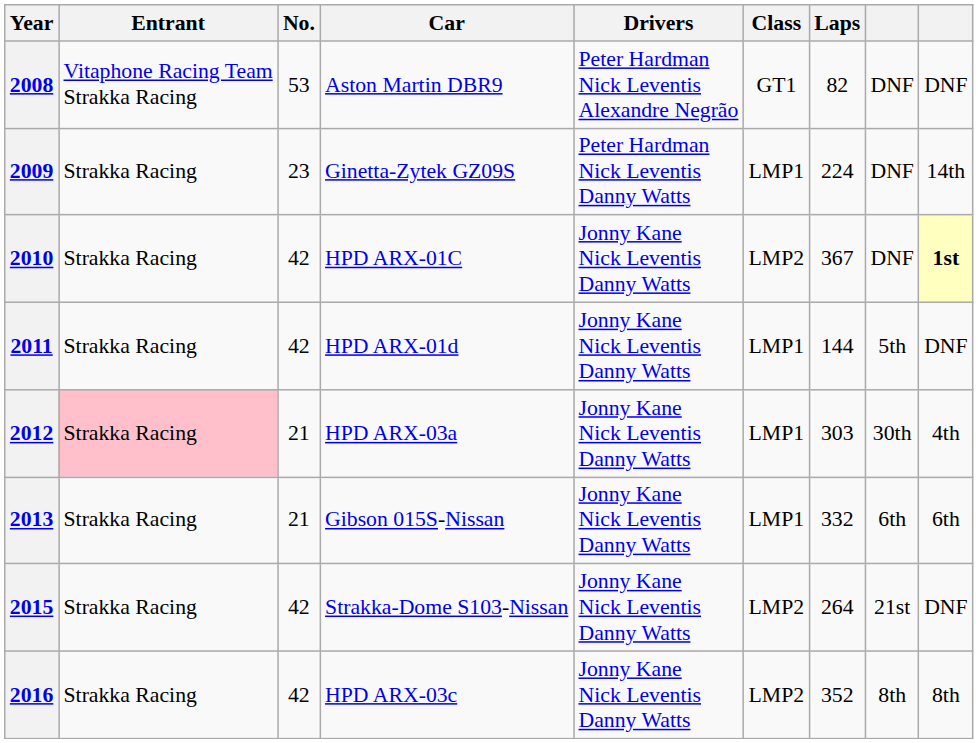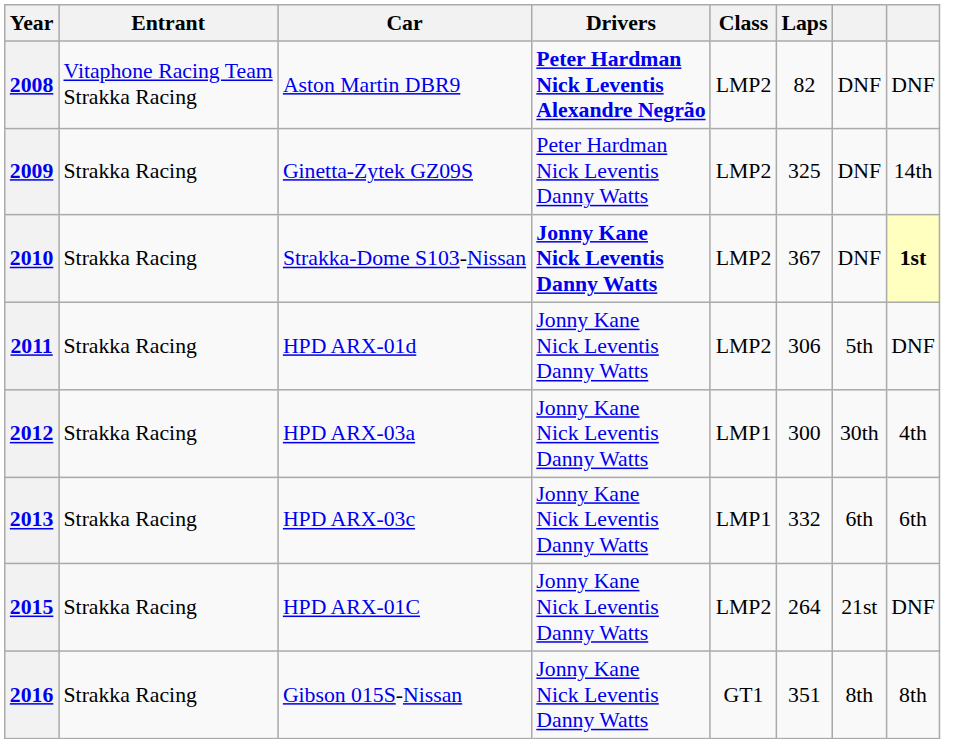- column: (299, 22)
(658, 84) normal -> (621, 84) bold
(776, 84) GT1 -> (743, 84) LMP2
(776, 171) LMP1 -> (743, 171) LMP2
(837, 171) 224 -> (804, 171) 325
(394, 258) HPD ARX-01C -> (405, 258) Strakka-Dome S103-Nissan
(640, 258) normal -> (600, 258) bold
(776, 345) LMP1 -> (743, 345) LMP2
(837, 345) 144 -> (804, 345) 306
(130, 433) pink background -> (130, 433) no background
(837, 433) 303 -> (804, 433) 300
(415, 520) Gibson 015S-Nissan -> (349, 520) HPD ARX-03c
(447, 607) Strakka-Dome S103-Nissan -> (351, 607) HPD ARX-01C
(391, 694) HPD ARX-03c -> (373, 694) Gibson 015S-Nissan
(776, 694) LMP2 -> (743, 694) GT1
(837, 694) 352 -> (804, 694) 351
